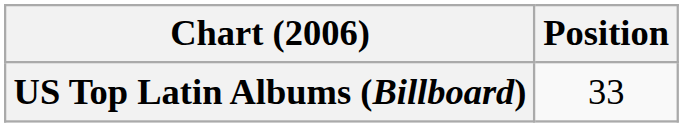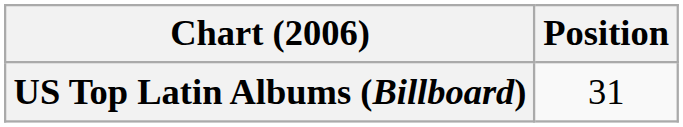(606, 91) 33 -> (606, 91) 31
